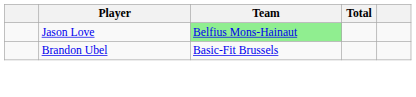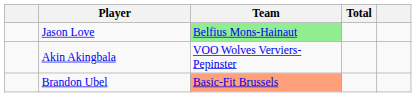+ row: (79, 57)
(236, 50) no background -> (236, 82) lightsalmon background
